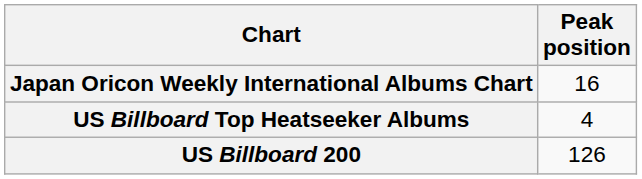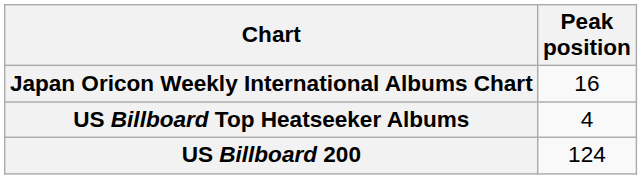(587, 155) 126 -> (587, 155) 124
